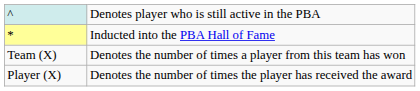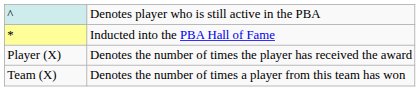rows swapped: (34, 75) <-> (32, 55)
